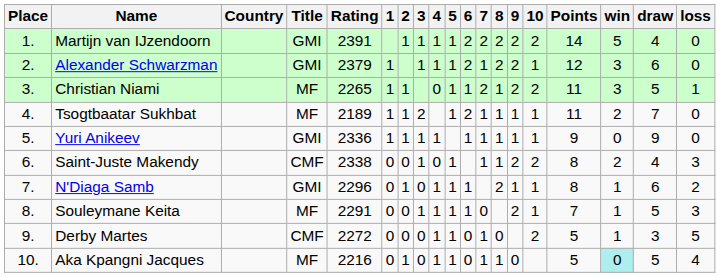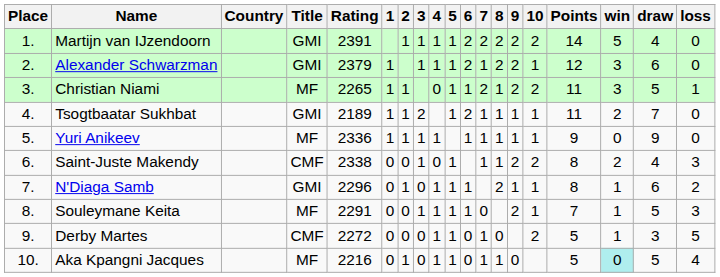(307, 114) MF -> (307, 114) GMI
(307, 138) GMI -> (307, 138) MF
